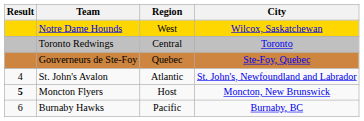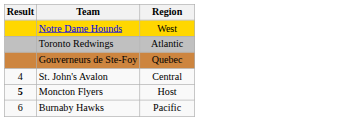- column: (277, 12)
(167, 44) Central -> (167, 44) Atlantic
(167, 76) Atlantic -> (167, 76) Central
